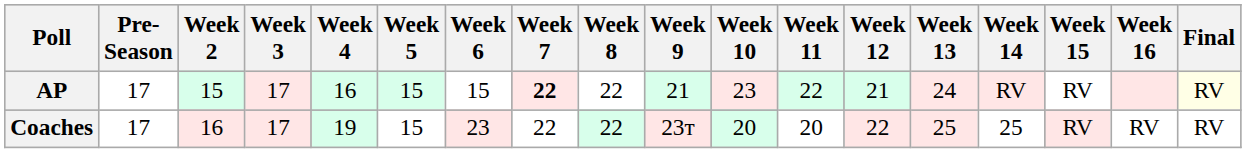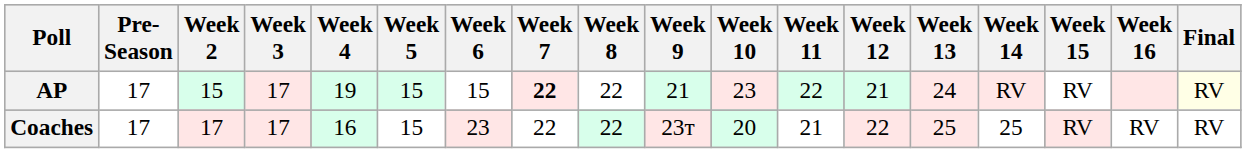(345, 90) 16 -> (345, 90) 19
(212, 128) 16 -> (212, 128) 17
(345, 128) 19 -> (345, 128) 16
(811, 128) 20 -> (811, 128) 21
